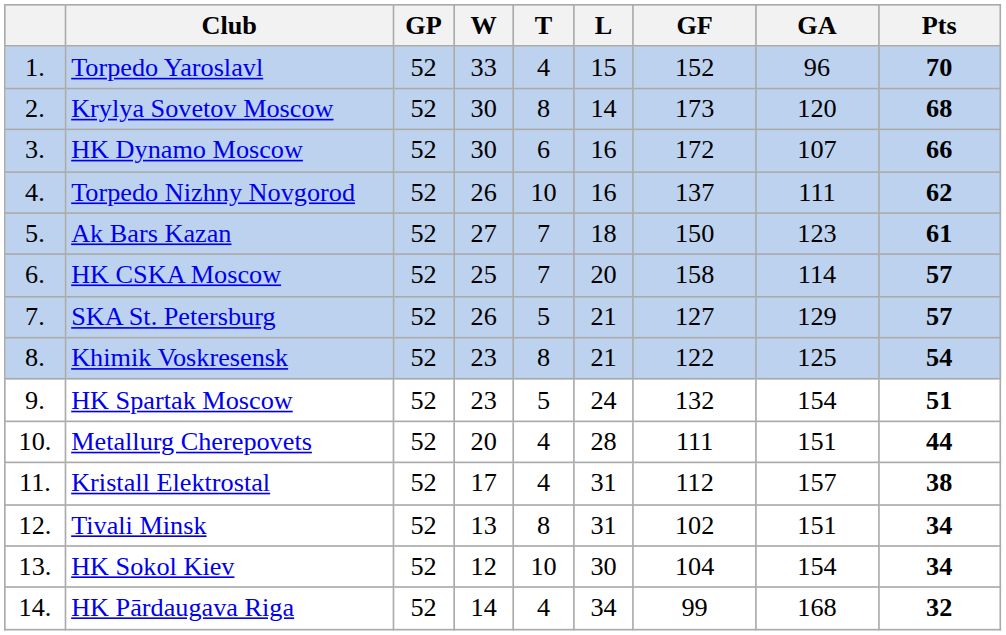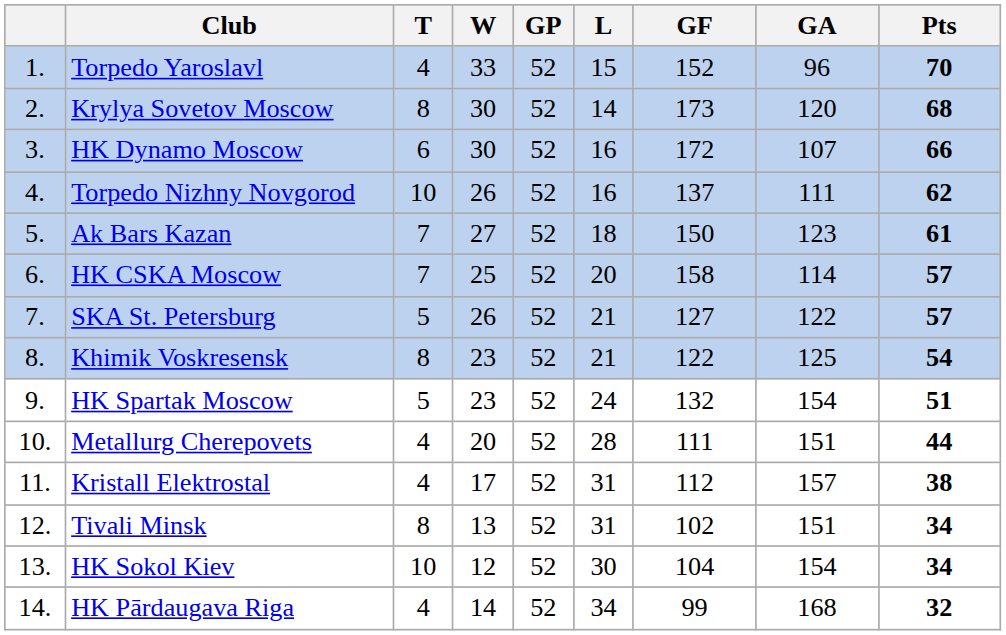columns swapped: (424, 25) <-> (544, 25)
(817, 316) 129 -> (817, 316) 122
